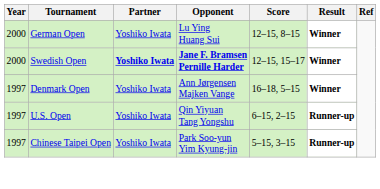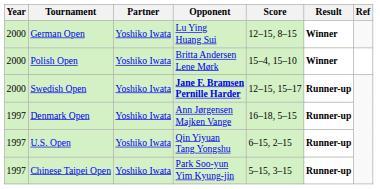+ row: (54, 61)
(145, 61) bold -> (143, 89) normal
(325, 61) Winner -> (329, 89) Runner-up
(325, 89) Winner -> (329, 116) Runner-up
